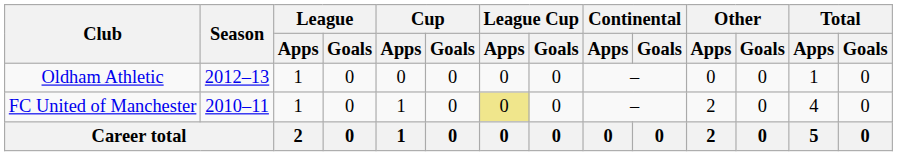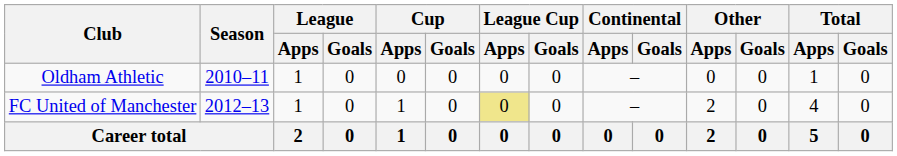(237, 77) 2012–13 -> (237, 77) 2010–11
(237, 106) 2010–11 -> (237, 106) 2012–13
